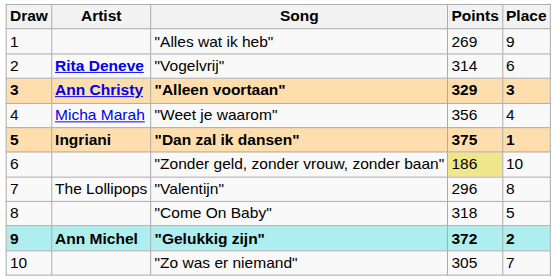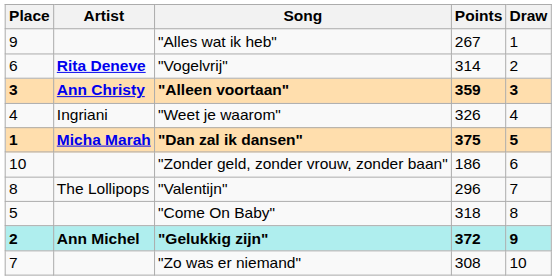columns swapped: (29, 16) <-> (526, 16)
(464, 41) 269 -> (468, 41) 267
(464, 90) 329 -> (468, 90) 359
(100, 115) Micha Marah -> (82, 115) Ingriani
(464, 115) 356 -> (468, 115) 326
(83, 139) Ingriani -> (104, 139) Micha Marah
(464, 164) khaki background -> (468, 164) no background
(464, 262) 305 -> (468, 262) 308
